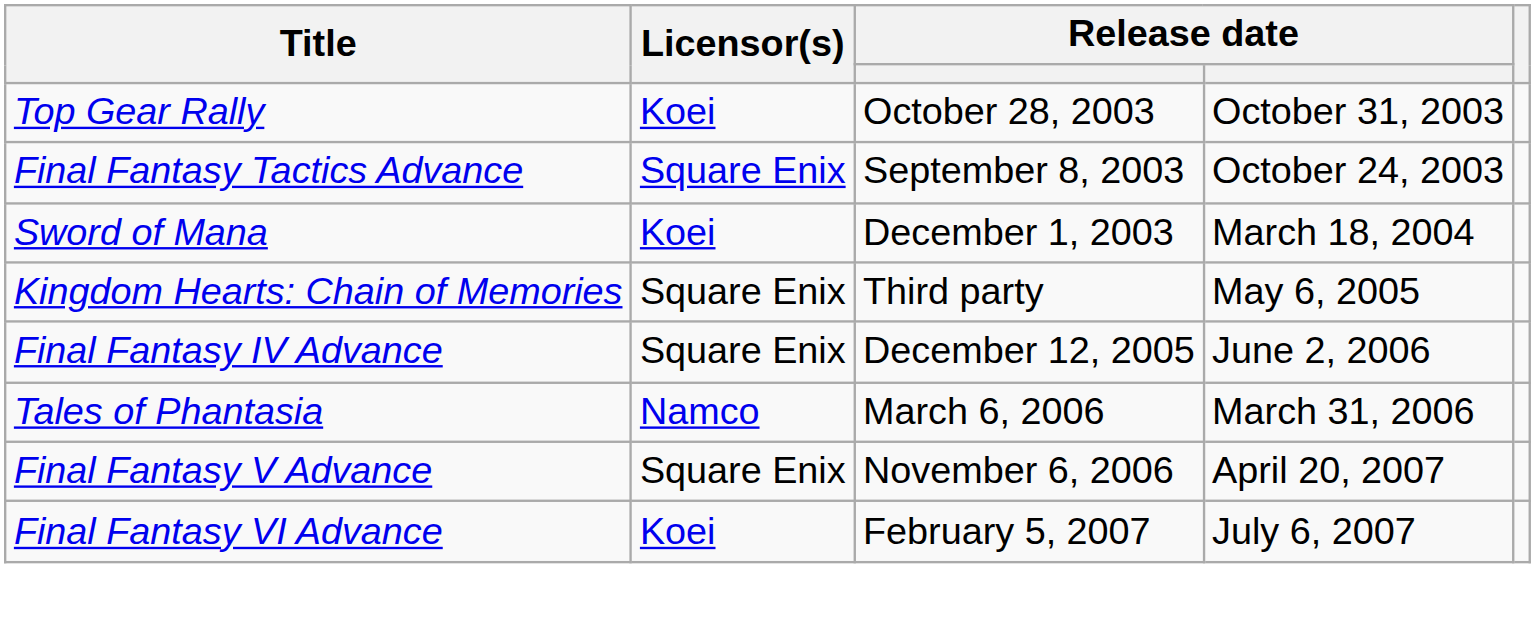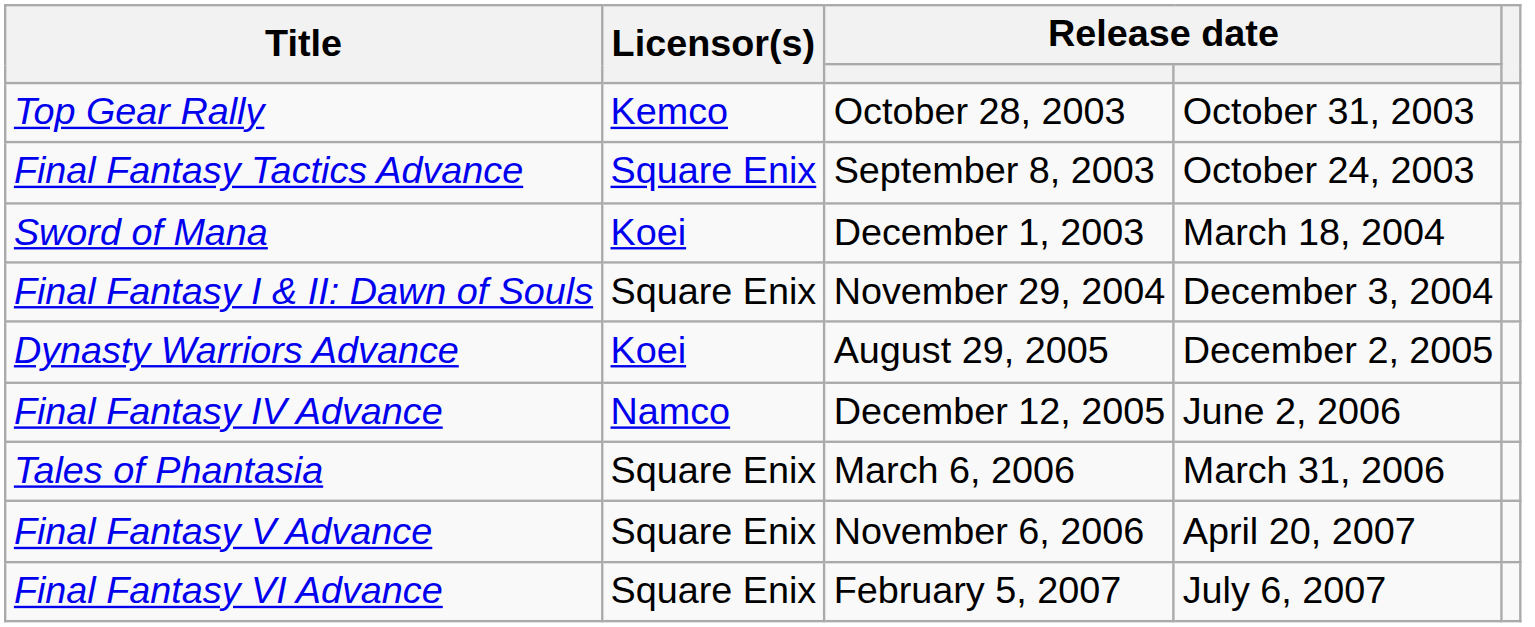(678, 111) Koei -> (669, 111) Kemco
+ row: (303, 291)
- row: (318, 291)
+ row: (236, 351)
(743, 351) Square Enix -> (670, 411) Namco
(700, 411) Namco -> (713, 471) Square Enix
(678, 530) Koei -> (713, 590) Square Enix
